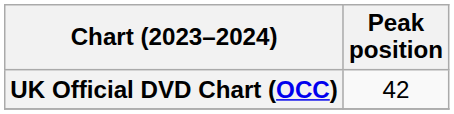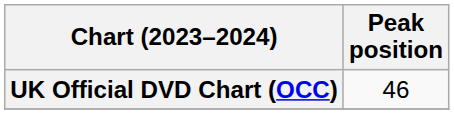(396, 89) 42 -> (396, 89) 46
